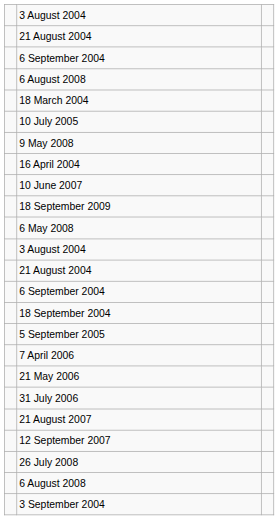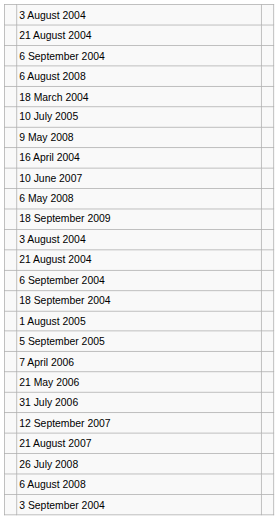rows swapped: (11, 228) <-> (11, 207)
+ row: (11, 321)
rows swapped: (11, 419) <-> (11, 441)
